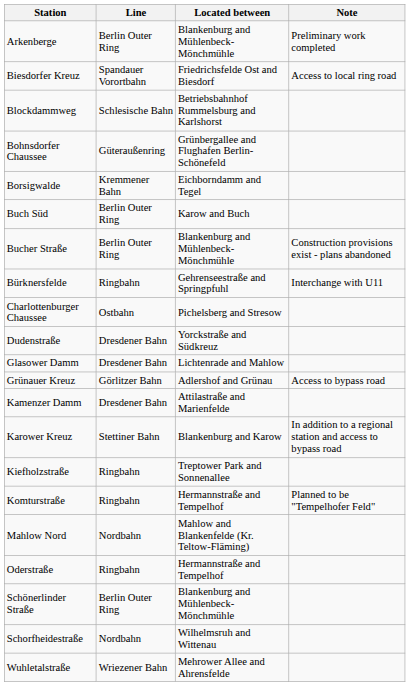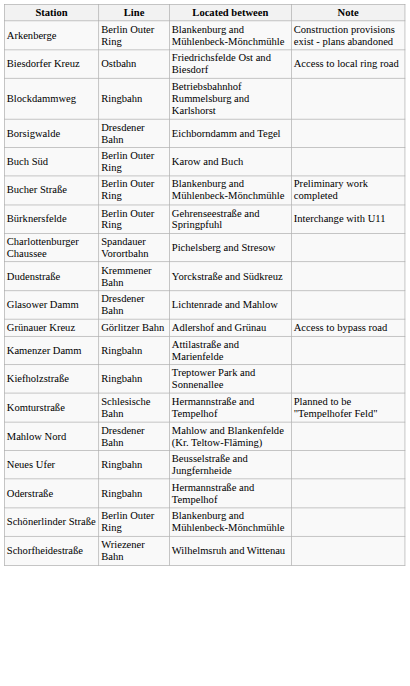(328, 41) Preliminary work completed -> (344, 35) Construction provisions exist - plans abandoned
(122, 76) Spandauer Vorortbahn -> (119, 64) Ostbahn
(136, 110) Schlesische Bahn -> (122, 98) Ringbahn
- row: (33, 151)
(124, 185) Kremmener Bahn -> (123, 133) Dresdener Bahn
(342, 248) Construction provisions exist - plans abandoned -> (331, 190) Preliminary work completed
(119, 283) Ringbahn -> (128, 219) Berlin Outer Ring
(116, 312) Ostbahn -> (125, 247) Spandauer Vorortbahn
(133, 340) Dresdener Bahn -> (126, 276) Kremmener Bahn
(133, 402) Dresdener Bahn -> (122, 350) Ringbahn
- row: (39, 437)
(119, 500) Ringbahn -> (126, 407) Schlesische Bahn
(120, 535) Nordbahn -> (123, 436) Dresdener Bahn
+ row: (31, 464)
(120, 638) Nordbahn -> (123, 550) Wriezener Bahn
- row: (39, 667)
